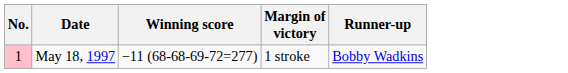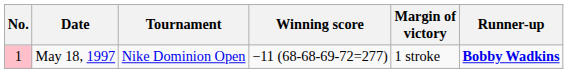+ column: (184, 24)
(378, 56) normal -> (511, 56) bold
